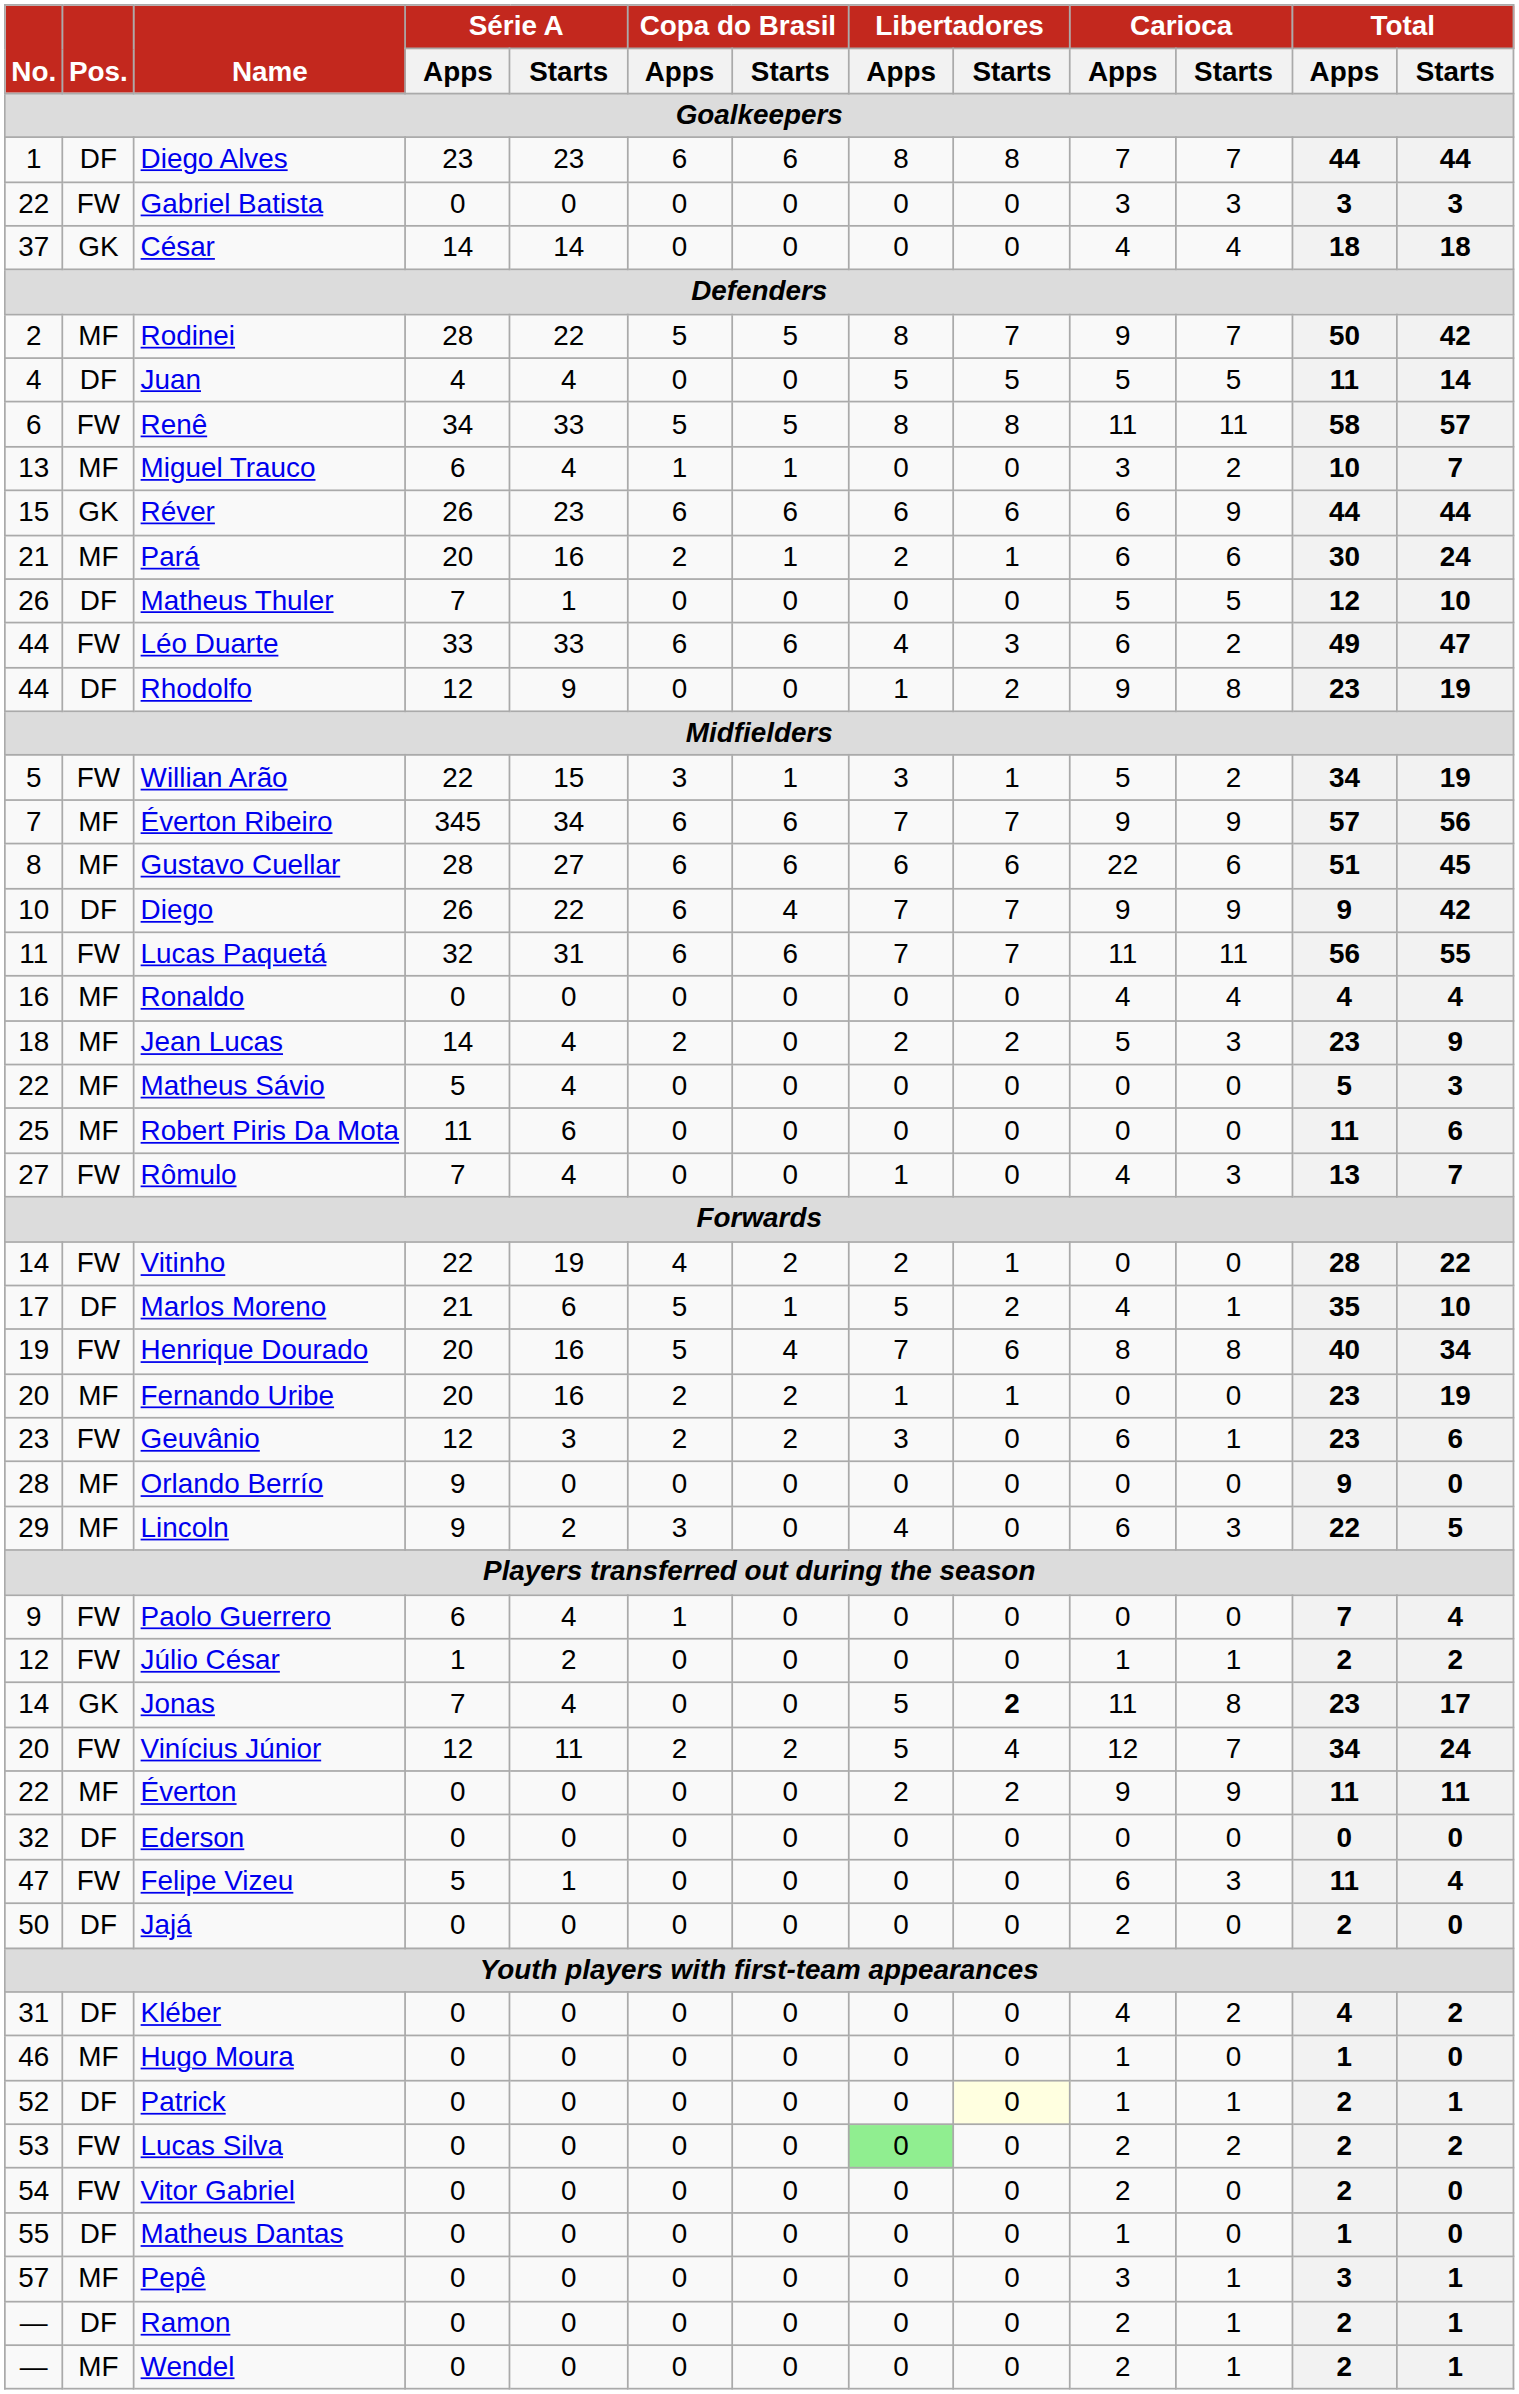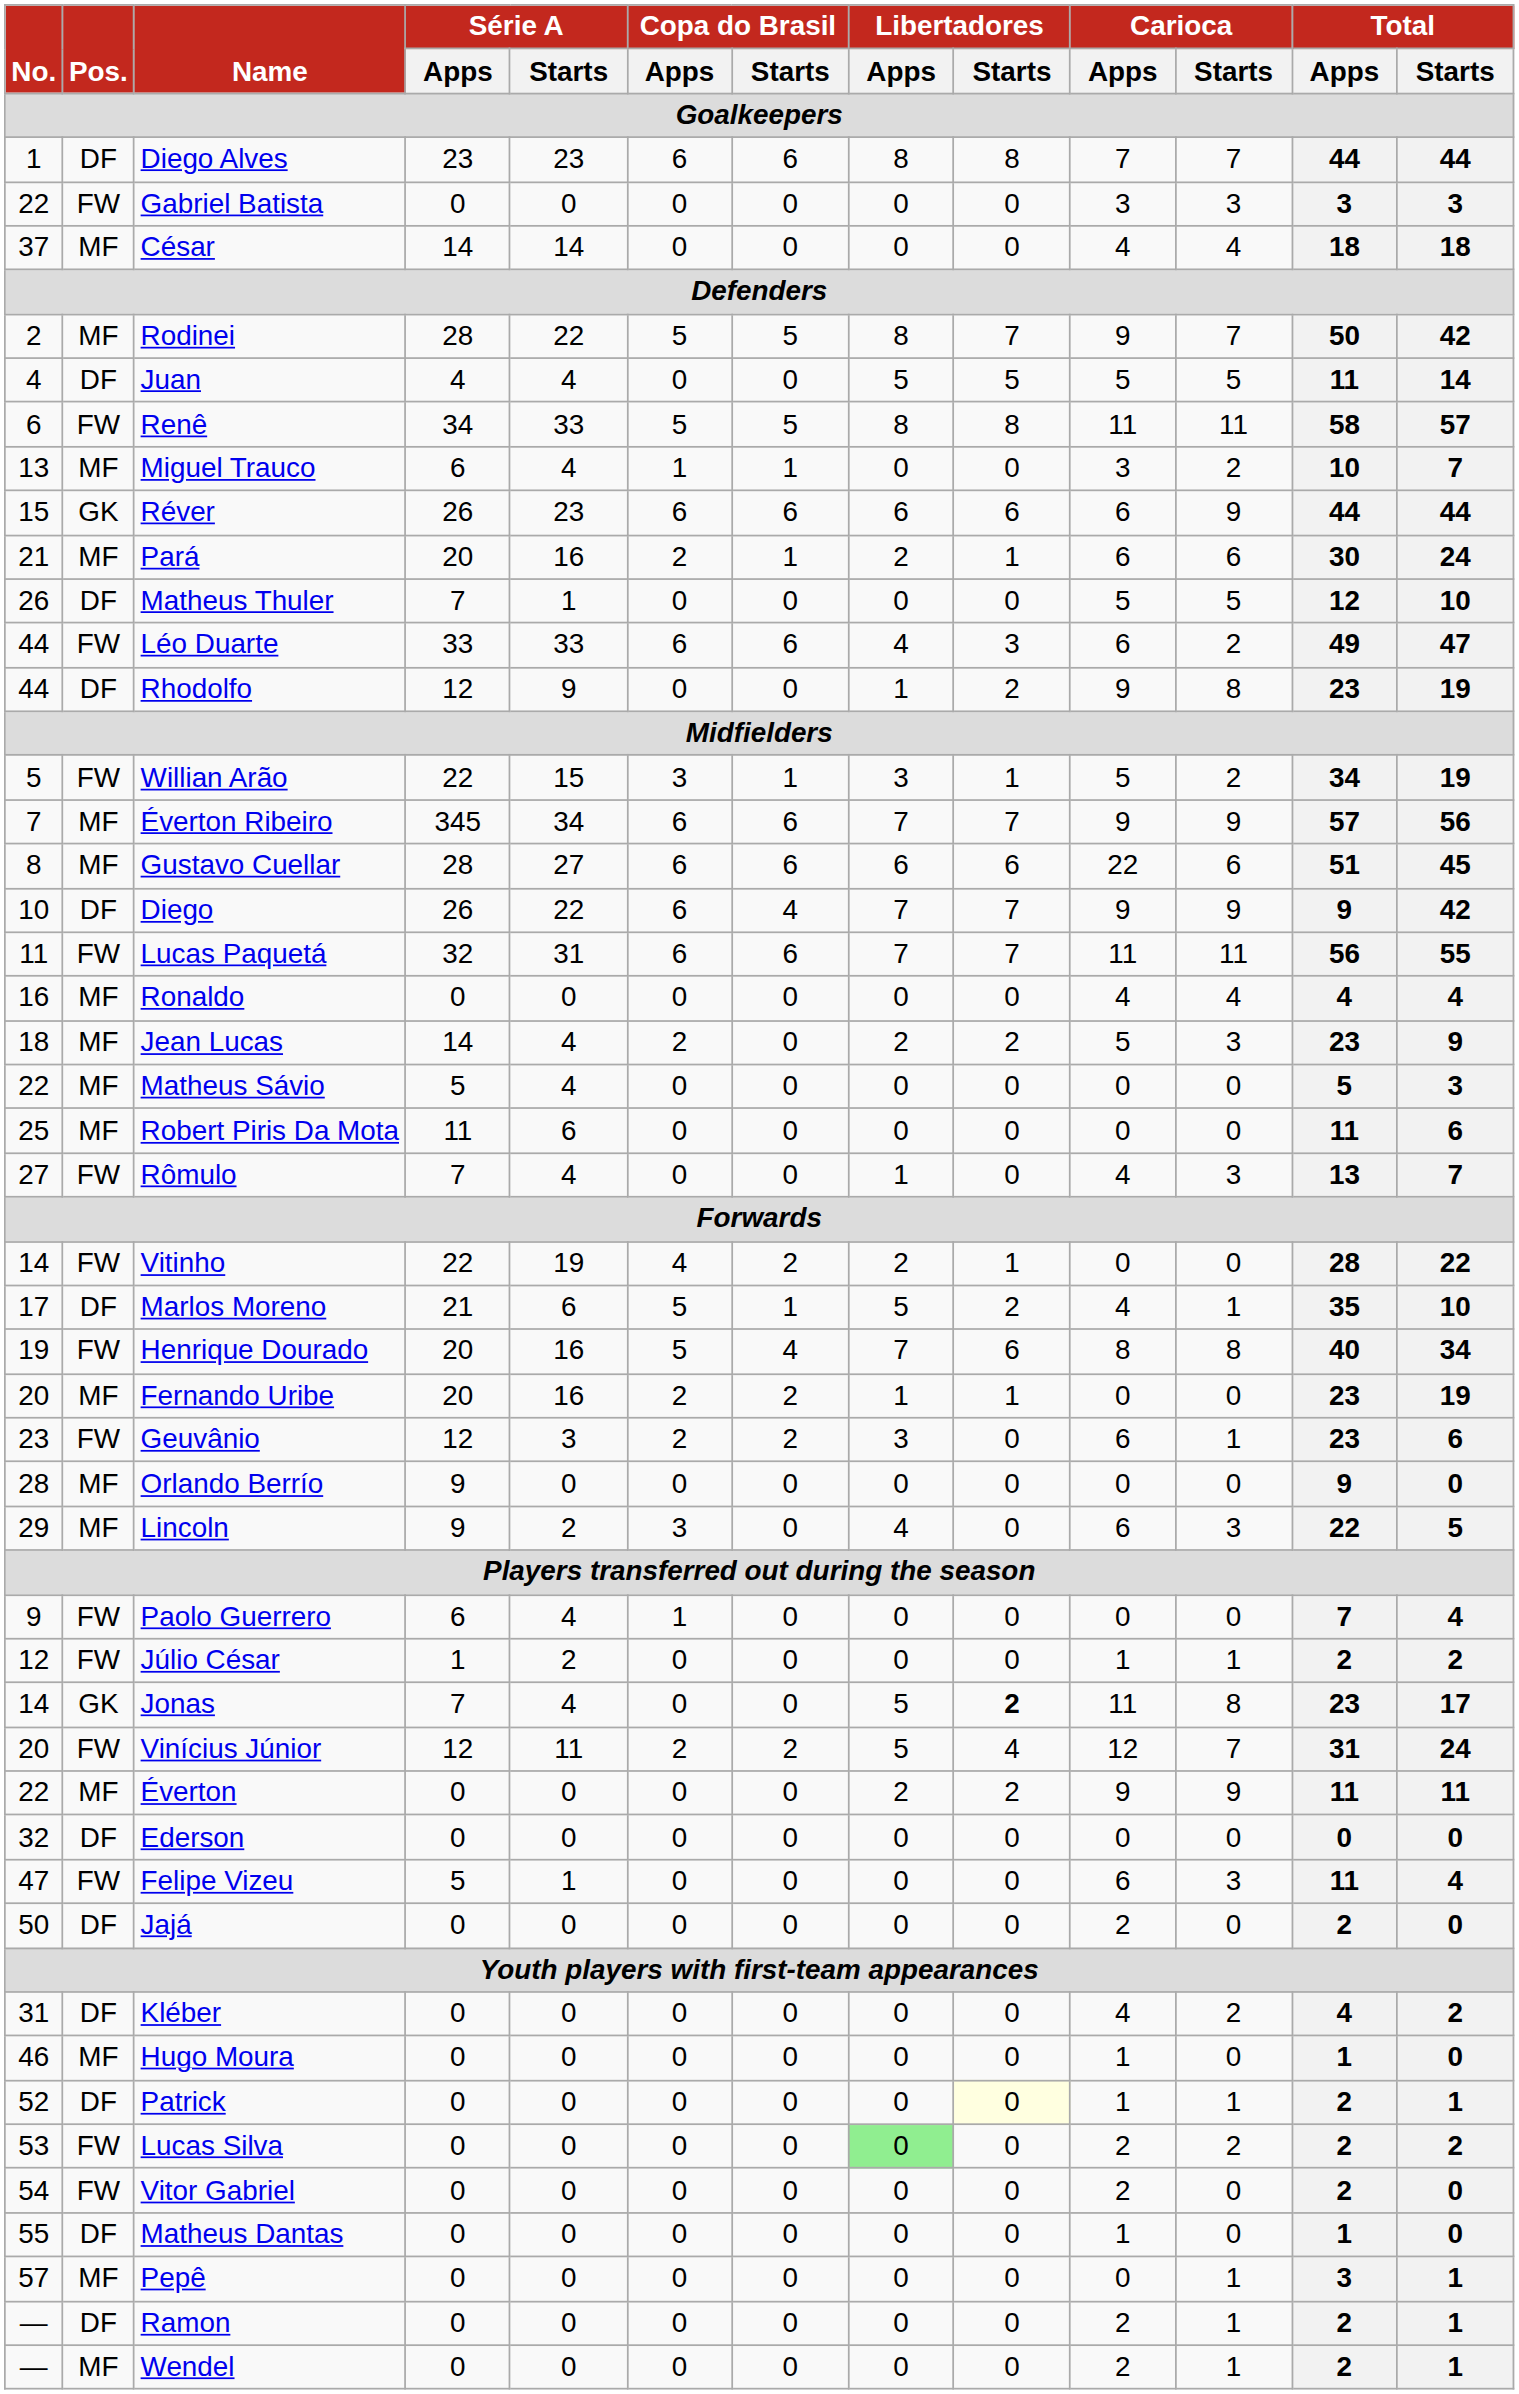(98, 247) GK -> (98, 247) MF
(1344, 1748) 34 -> (1344, 1748) 31
(1123, 2278) 3 -> (1123, 2278) 0
